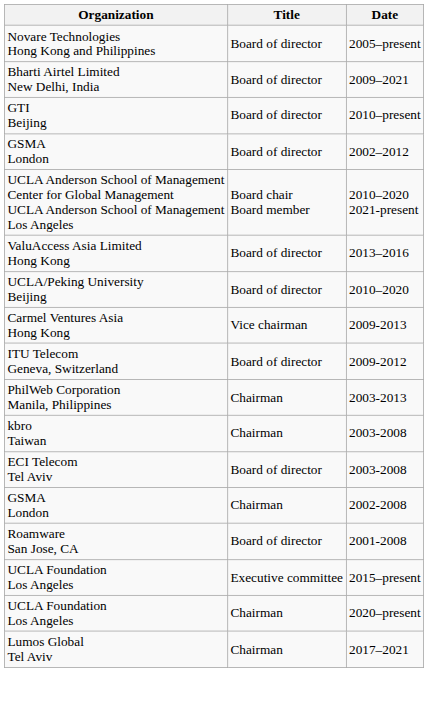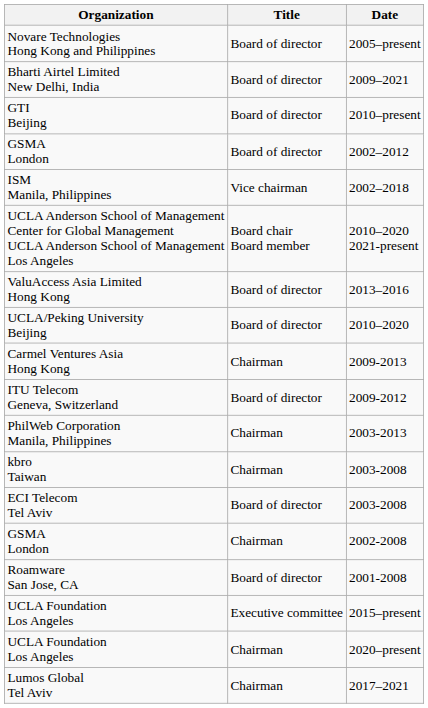+ row: (59, 187)
(269, 325) Vice chairman -> (257, 361) Chairman
